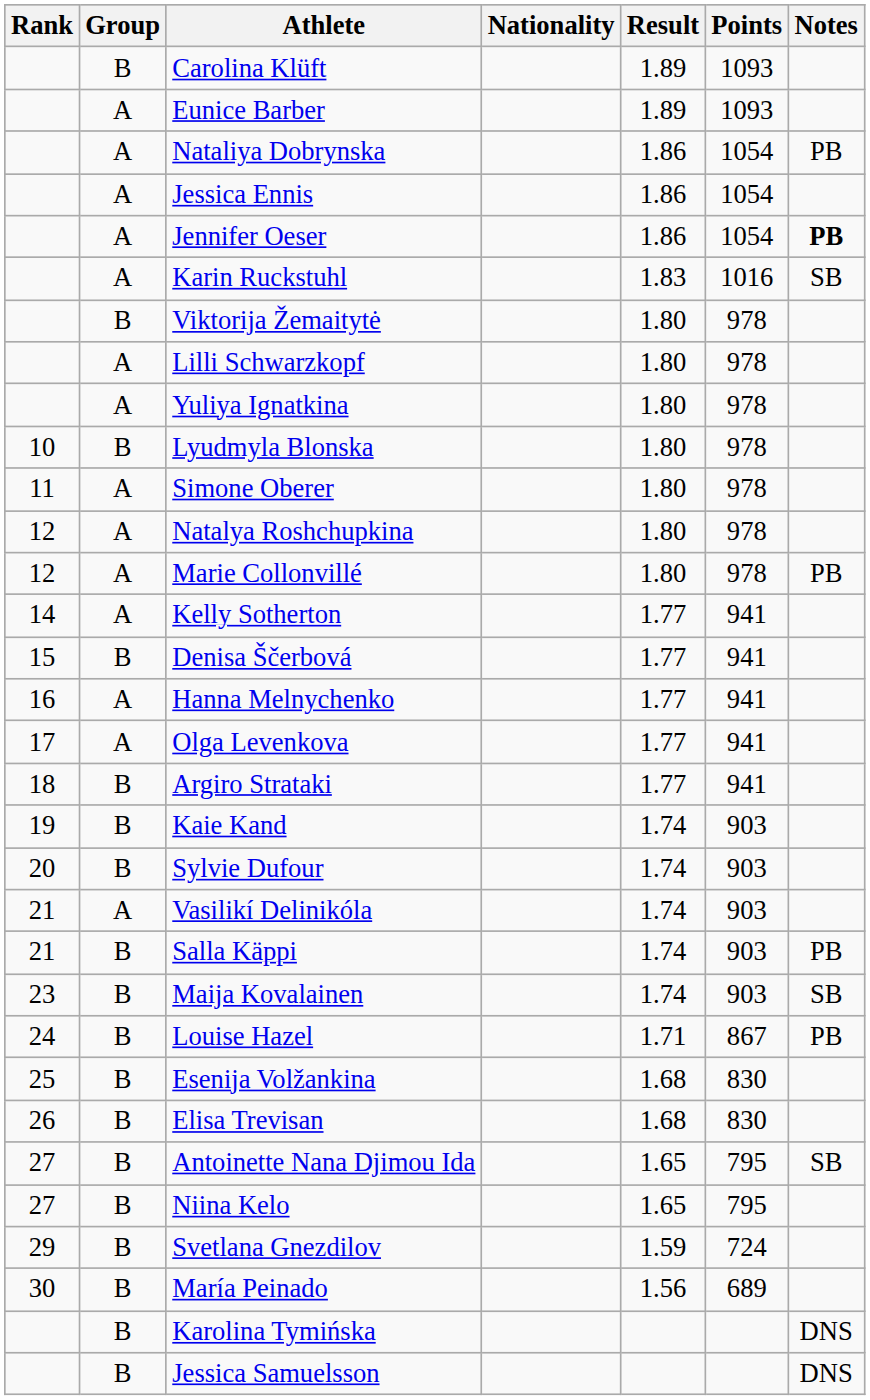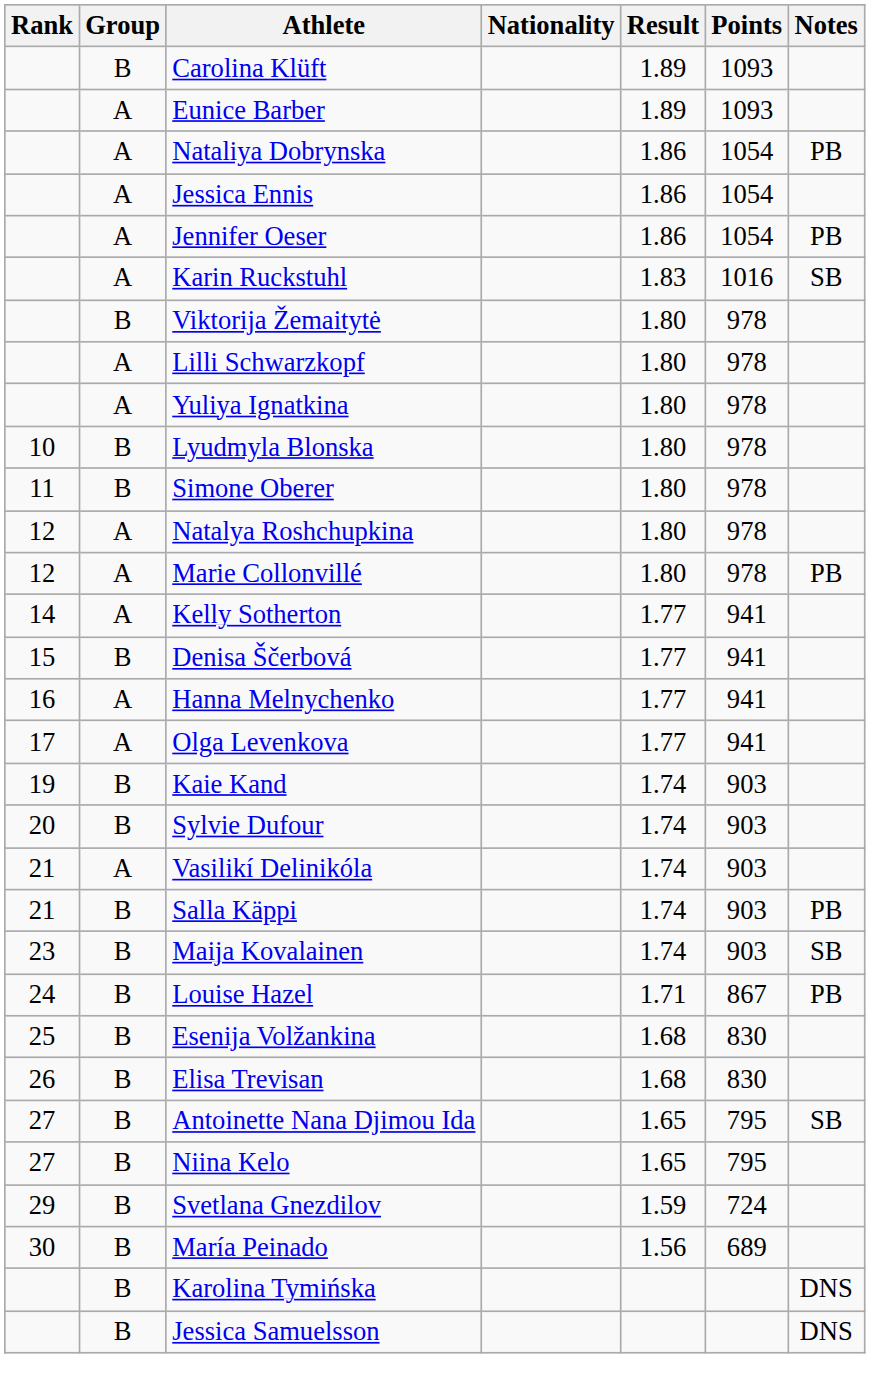(826, 236) bold -> (826, 236) normal
(123, 488) A -> (123, 488) B
- row: (252, 783)
